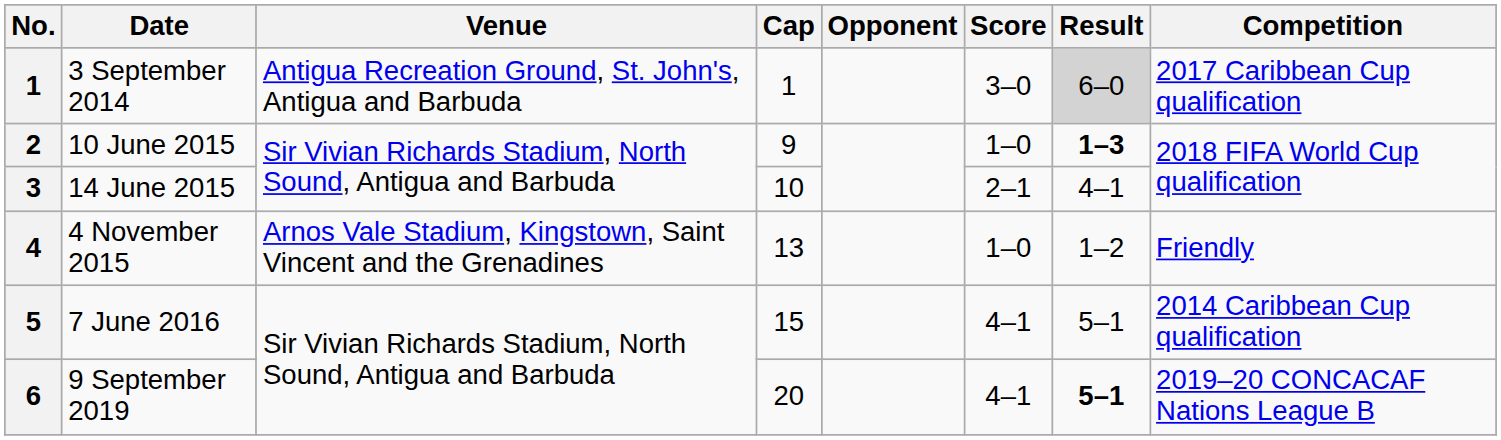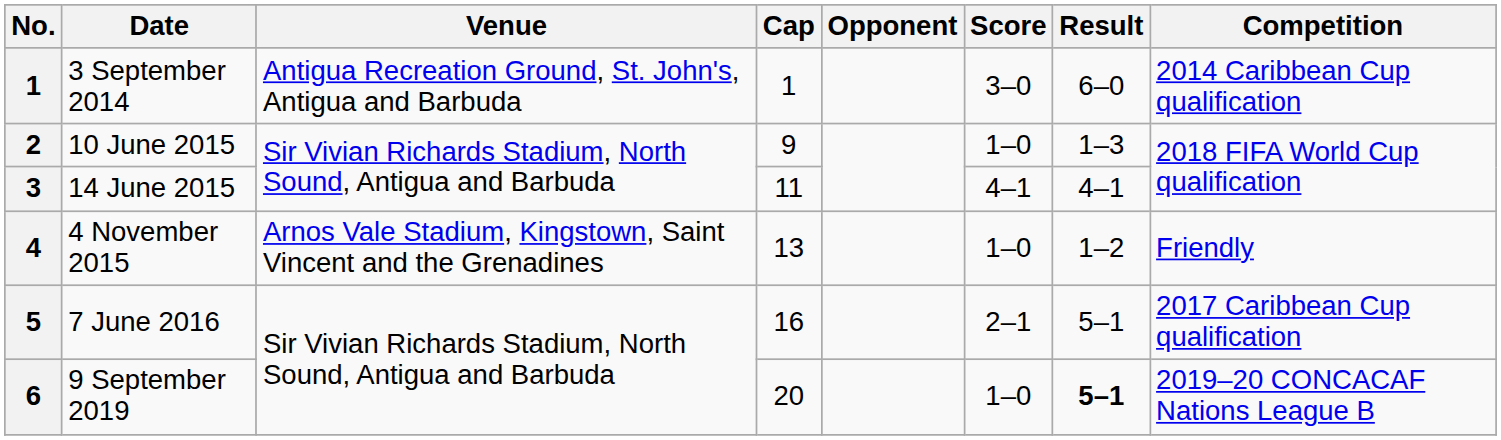(1101, 85) lightgrey background -> (1101, 85) no background
(1283, 85) 2017 Caribbean Cup qualification -> (1283, 85) 2014 Caribbean Cup qualification
(1101, 144) bold -> (1101, 144) normal
(789, 188) 10 -> (789, 188) 11
(1008, 188) 2–1 -> (1008, 188) 4–1
(789, 321) 15 -> (789, 321) 16
(1008, 321) 4–1 -> (1008, 321) 2–1
(1283, 321) 2014 Caribbean Cup qualification -> (1283, 321) 2017 Caribbean Cup qualification
(1008, 396) 4–1 -> (1008, 396) 1–0
